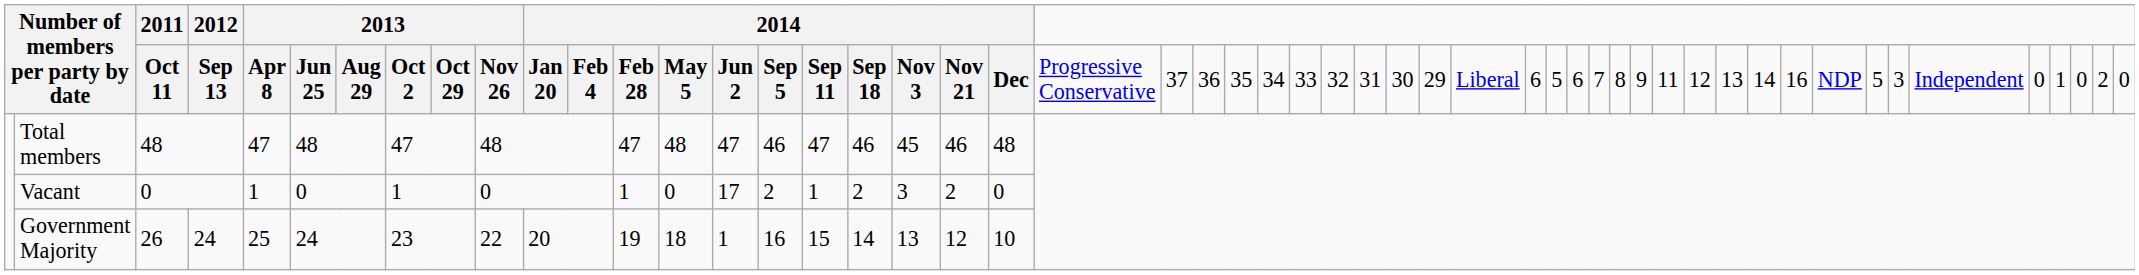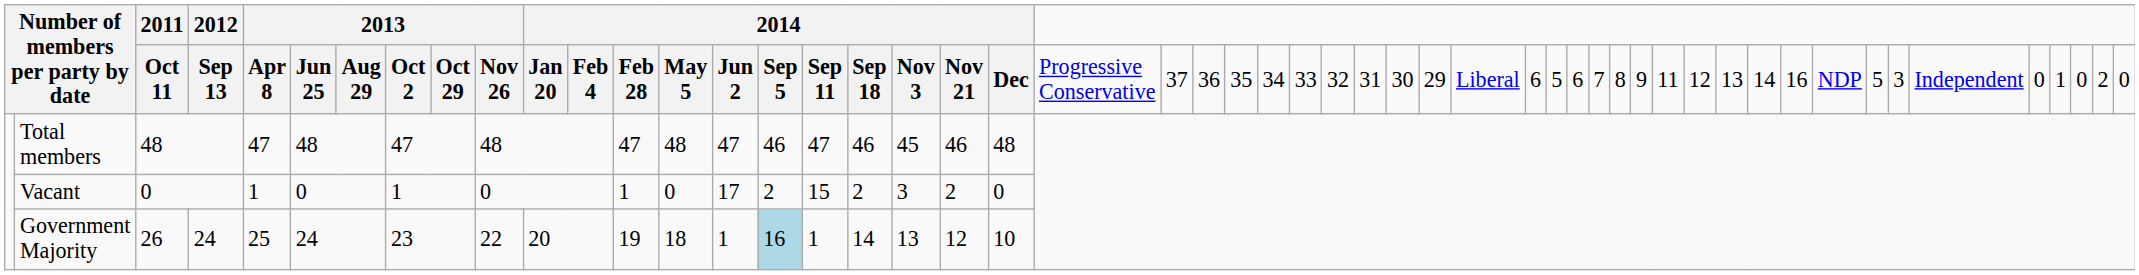(813, 191) 1 -> (819, 191) 15
(774, 238) no background -> (774, 238) lightblue background
(819, 238) 15 -> (813, 238) 1
